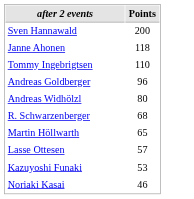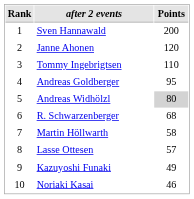+ column: (20, 13)
(142, 48) 118 -> (171, 48) 120
(142, 82) 96 -> (171, 82) 95
(142, 99) no background -> (171, 99) lightgrey background
(142, 133) 65 -> (171, 133) 58
(142, 167) 53 -> (171, 167) 49
